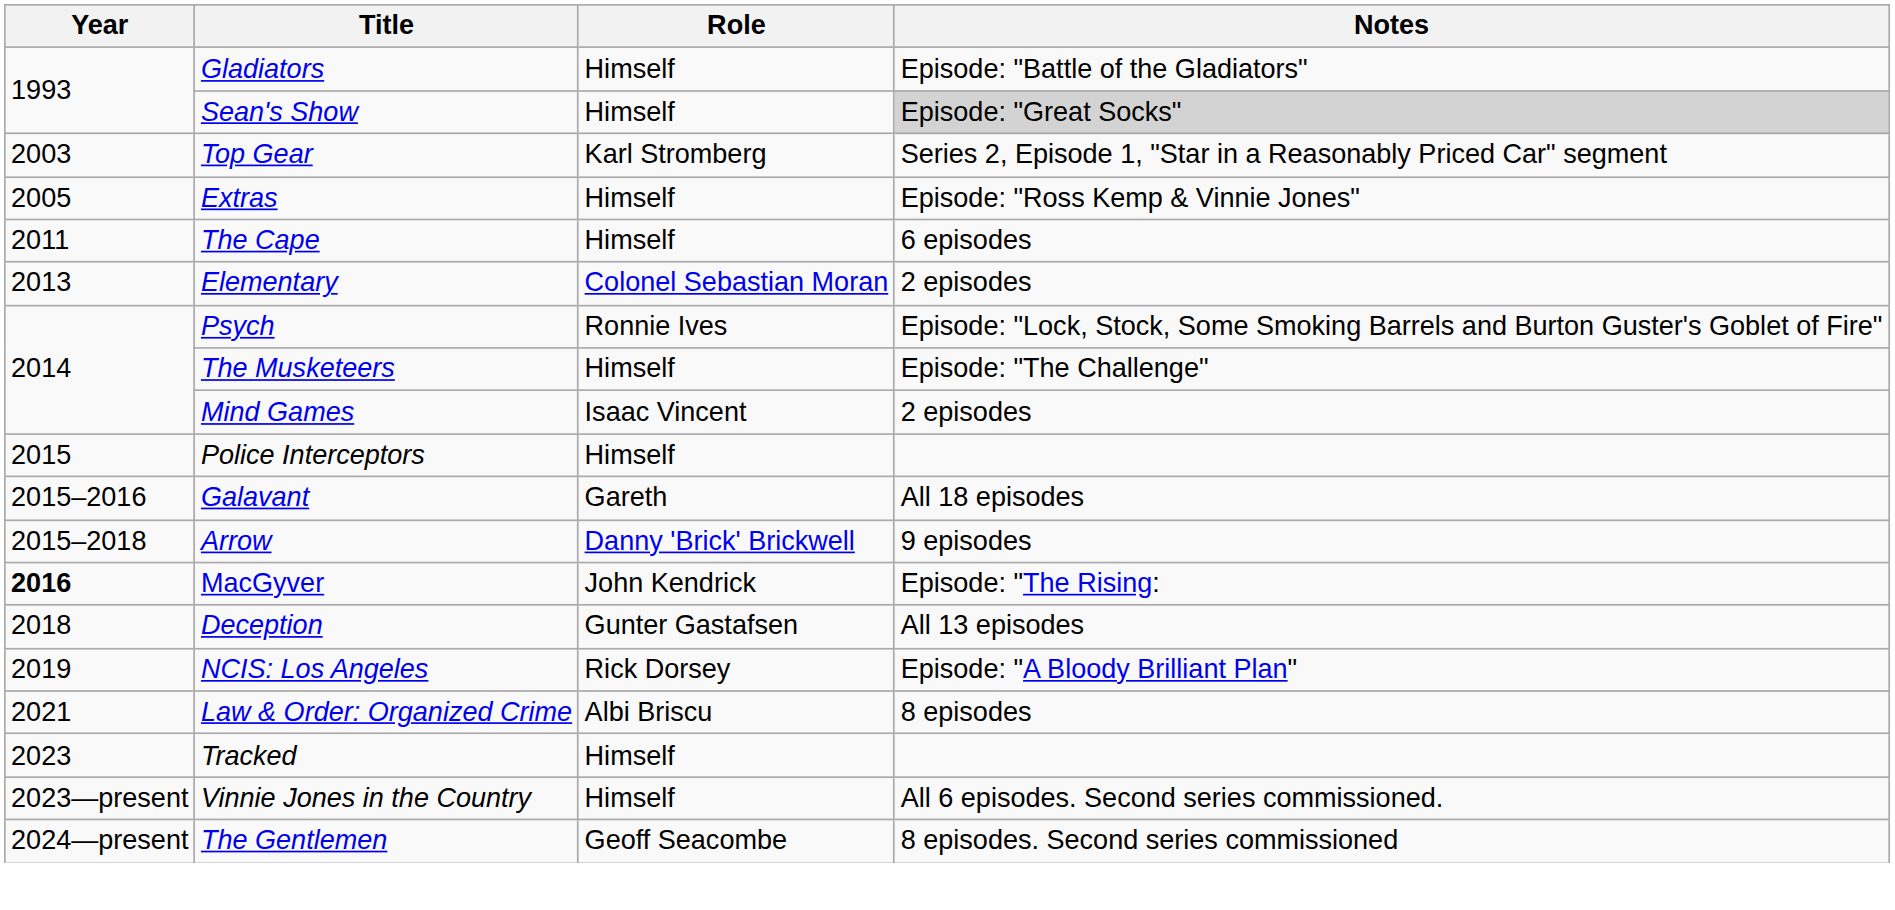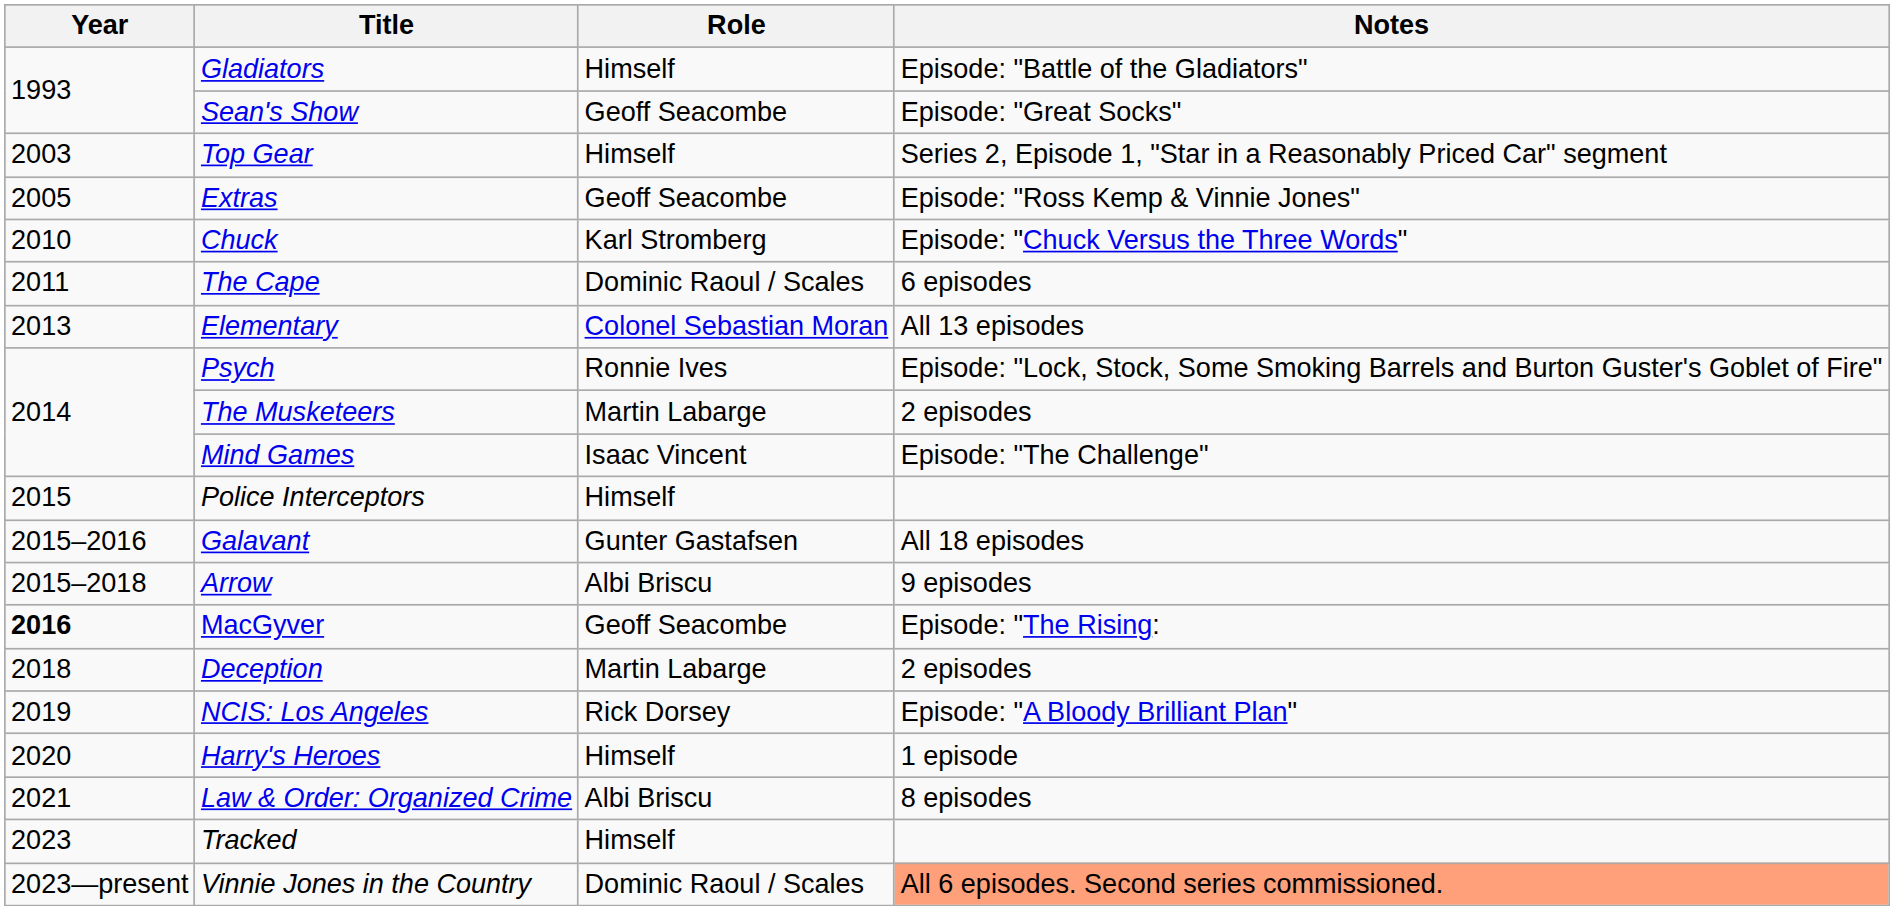(630, 111) Himself -> (686, 111) Geoff Seacombe
(1041, 111) lightgrey background -> (1041, 111) no background
(676, 154) Karl Stromberg -> (630, 154) Himself
(630, 197) Himself -> (686, 197) Geoff Seacombe
+ row: (239, 240)
(630, 240) Himself -> (724, 283) Dominic Raoul / Scales
(966, 283) 2 episodes -> (992, 326) All 13 episodes
(630, 369) Himself -> (676, 411) Martin Labarge
(1055, 369) Episode: "The Challenge" -> (966, 411) 2 episodes
(966, 411) 2 episodes -> (1055, 454) Episode: "The Challenge"
(626, 497) Gareth -> (691, 540) Gunter Gastafsen
(720, 540) Danny 'Brick' Brickwell -> (648, 583) Albi Briscu
(670, 583) John Kendrick -> (686, 626) Geoff Seacombe
(691, 626) Gunter Gastafsen -> (676, 669) Martin Labarge
(992, 626) All 13 episodes -> (966, 669) 2 episodes
+ row: (291, 754)
(630, 797) Himself -> (724, 883) Dominic Raoul / Scales
(1172, 797) no background -> (1172, 883) lightsalmon background
- row: (294, 840)
